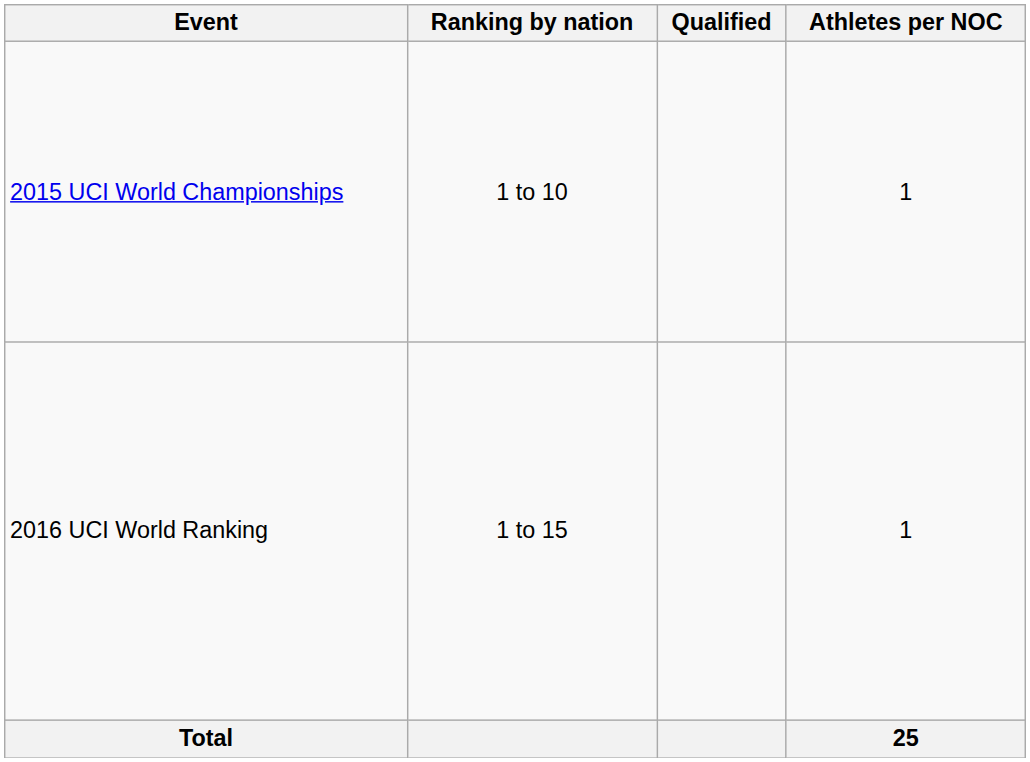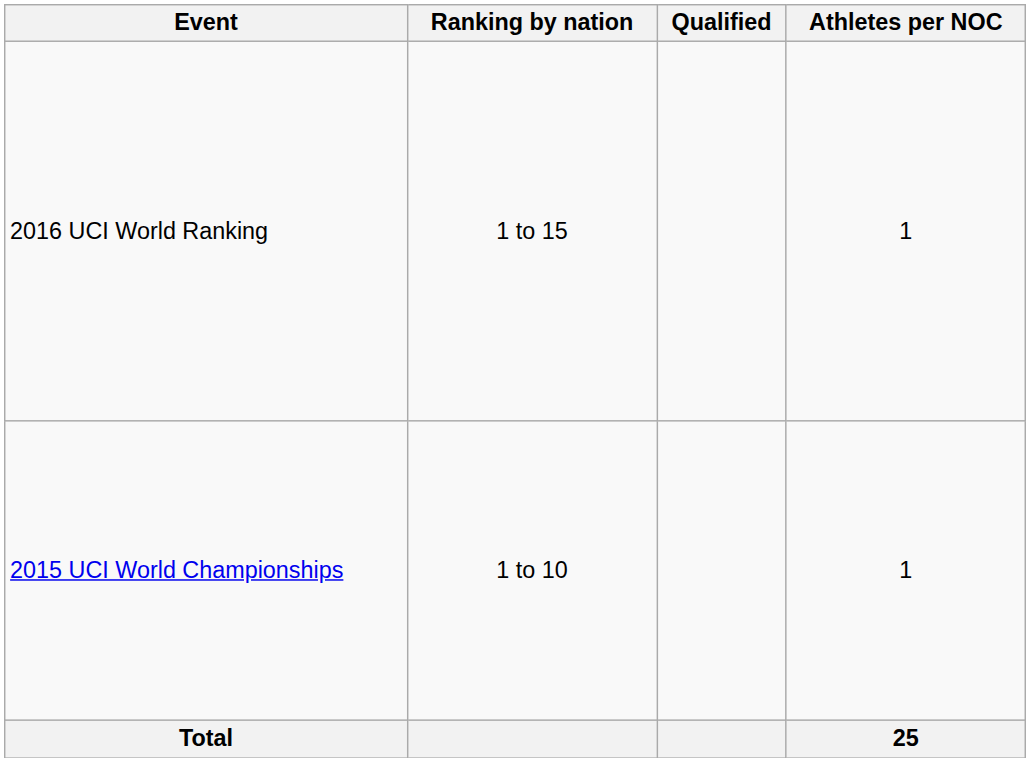rows swapped: (139, 530) <-> (177, 191)
